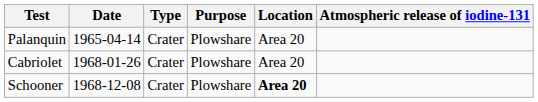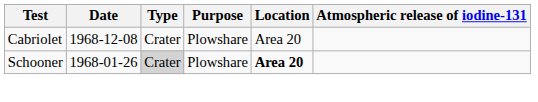- row: (37, 39)
(107, 62) 1968-01-26 -> (103, 39) 1968-12-08
(107, 85) 1968-12-08 -> (103, 62) 1968-01-26
(166, 85) no background -> (162, 62) lightgrey background
